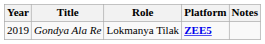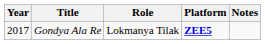(18, 30) 2019 -> (18, 30) 2017
